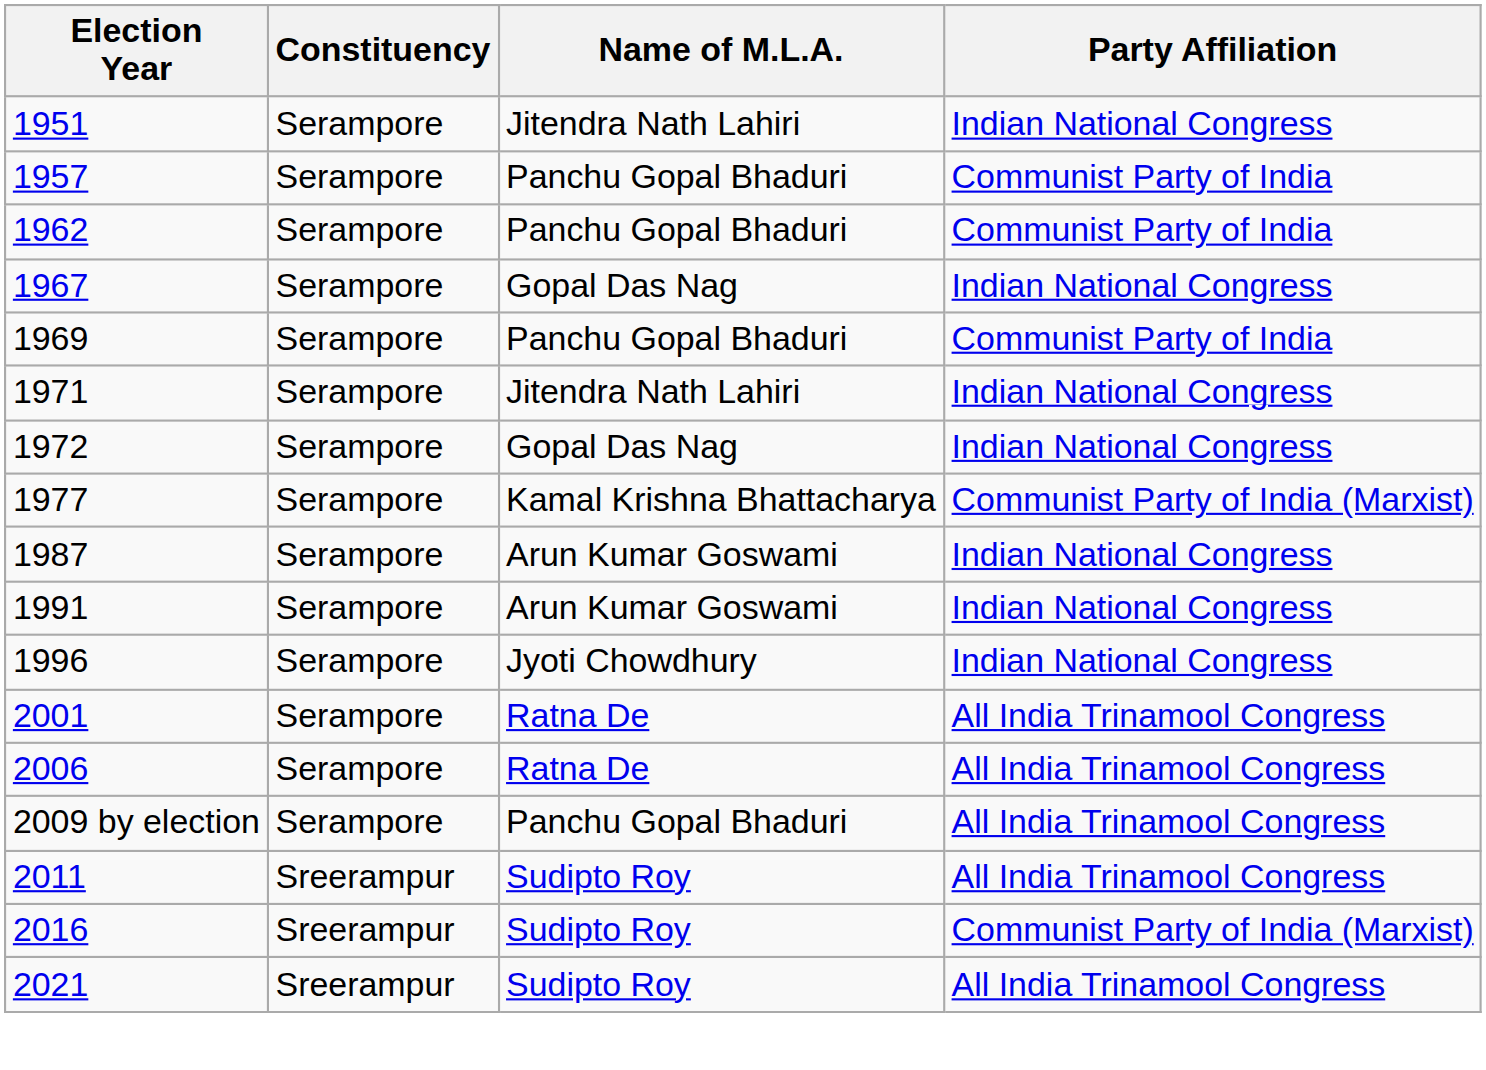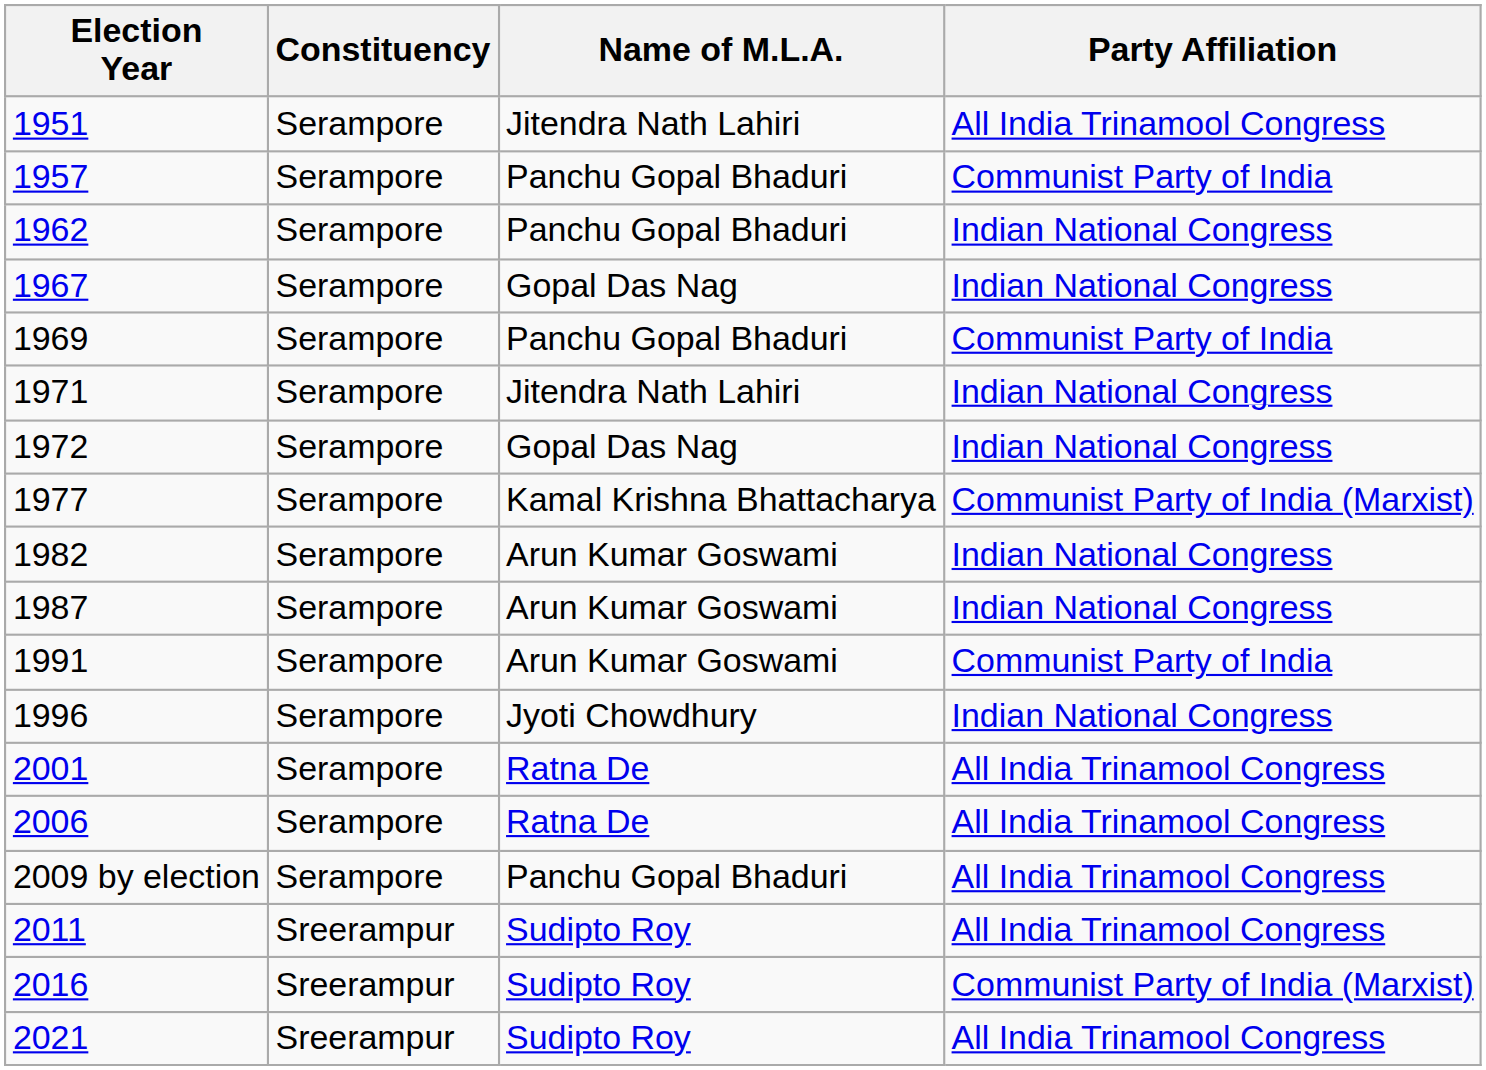(1142, 123) Indian National Congress -> (1168, 123) All India Trinamool Congress
(1142, 230) Communist Party of India -> (1142, 230) Indian National Congress
+ row: (51, 553)
(1142, 607) Indian National Congress -> (1142, 661) Communist Party of India
